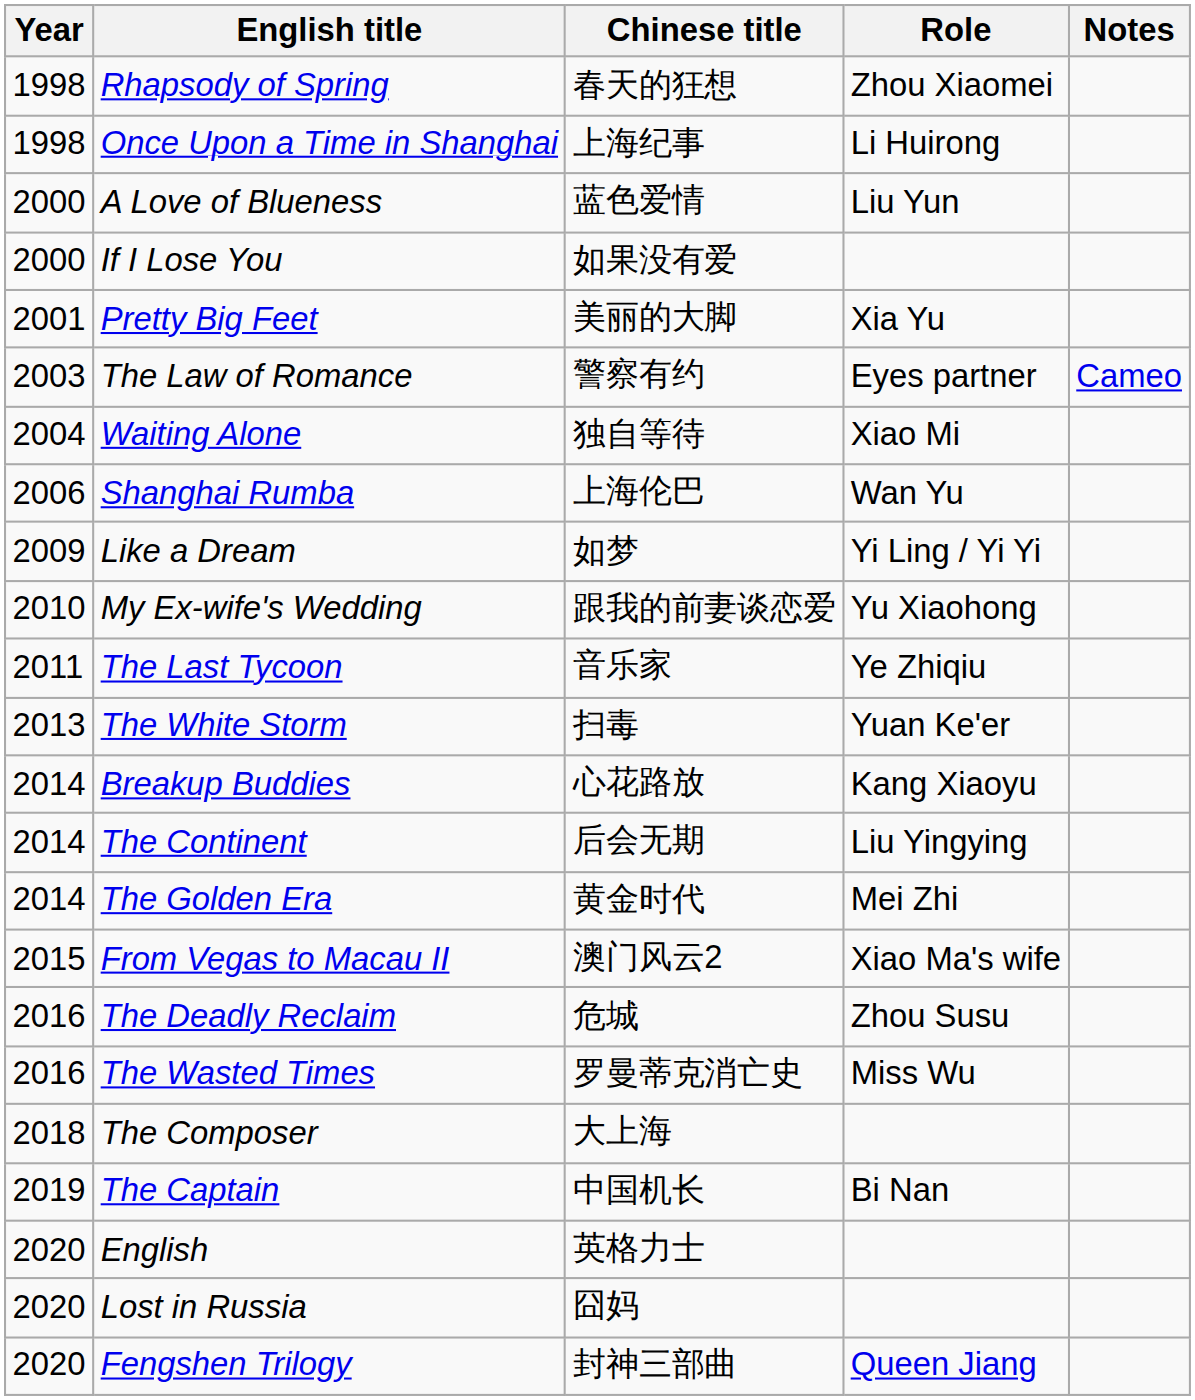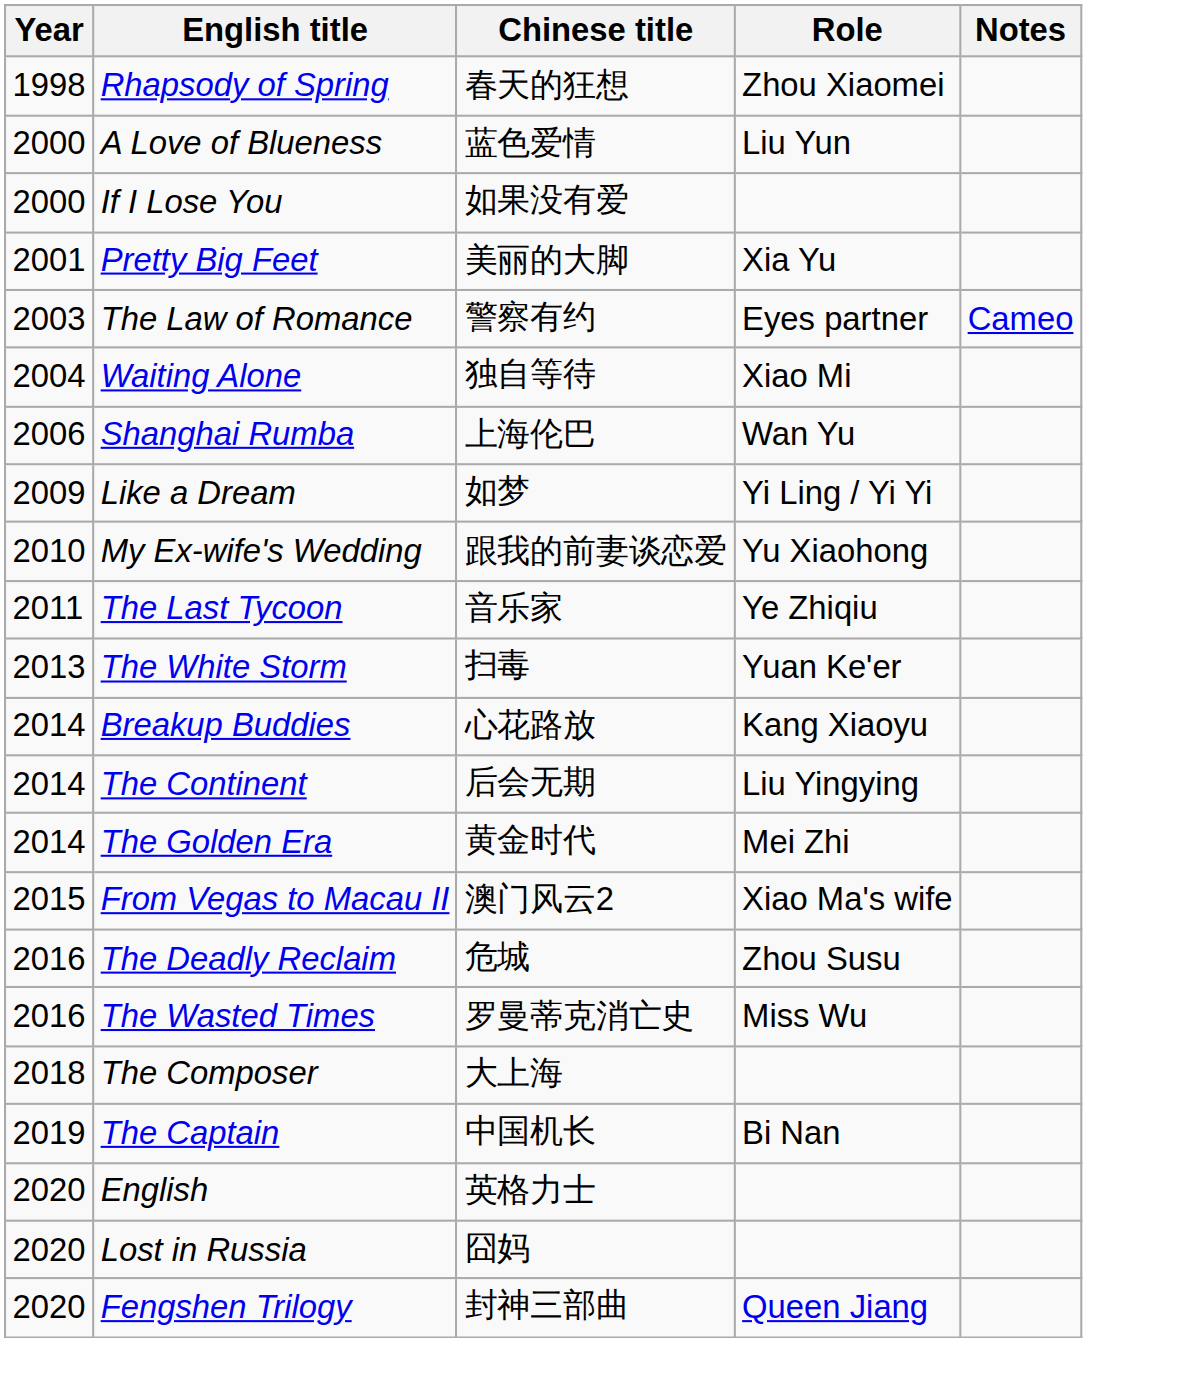- row: (329, 143)
